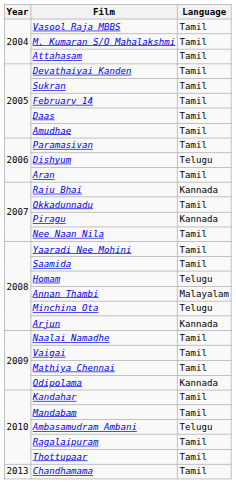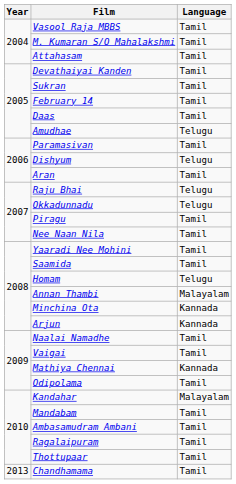(193, 130) Tamil -> (196, 130) Telugu
(199, 190) Kannada -> (196, 190) Telugu
(193, 205) Tamil -> (196, 205) Telugu
(199, 219) Kannada -> (193, 219) Tamil
(196, 308) Telugu -> (199, 308) Kannada
(193, 368) Tamil -> (199, 368) Kannada
(199, 383) Kannada -> (193, 383) Tamil
(193, 397) Tamil -> (204, 397) Malayalam
(196, 427) Telugu -> (193, 427) Tamil
